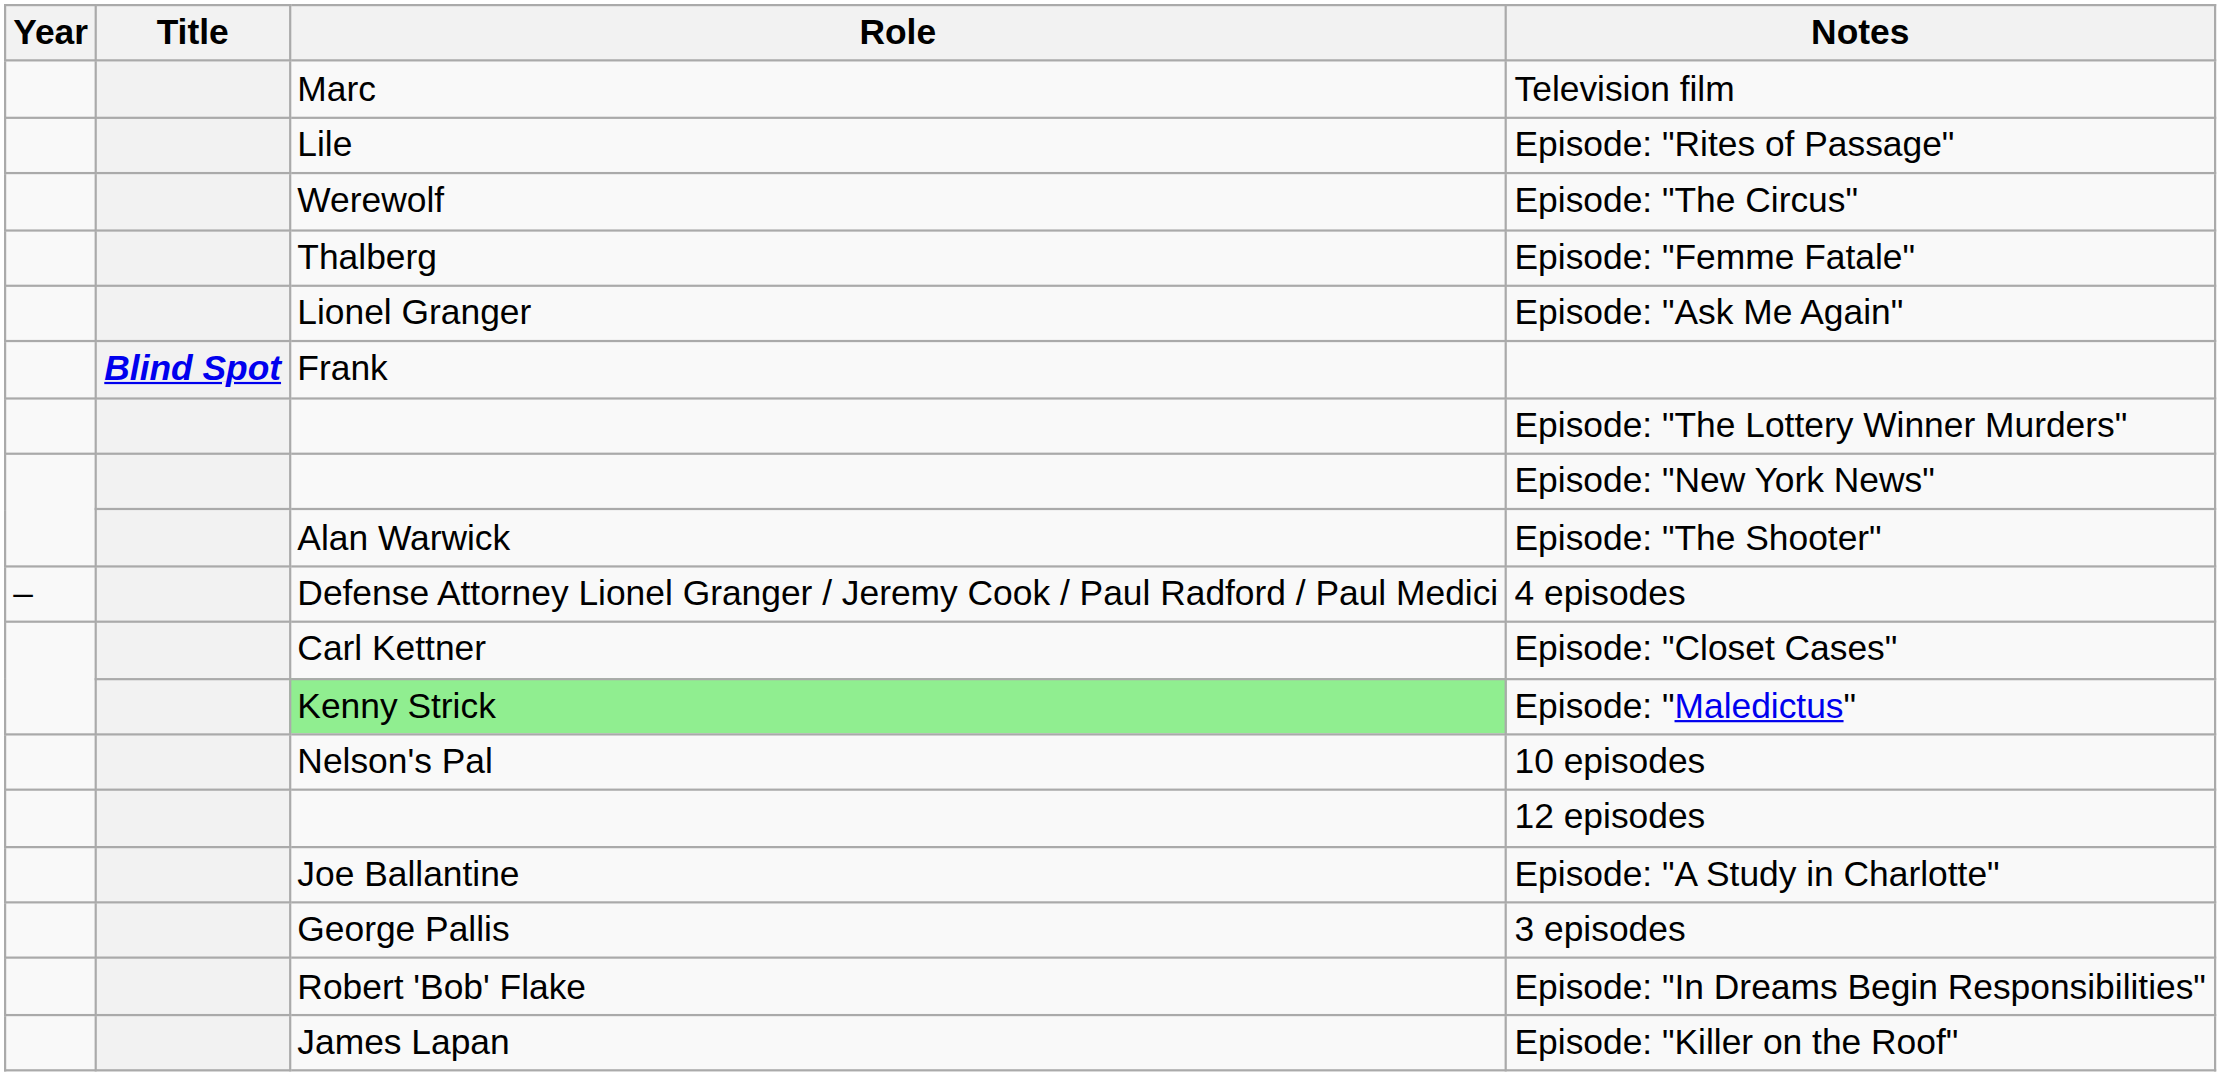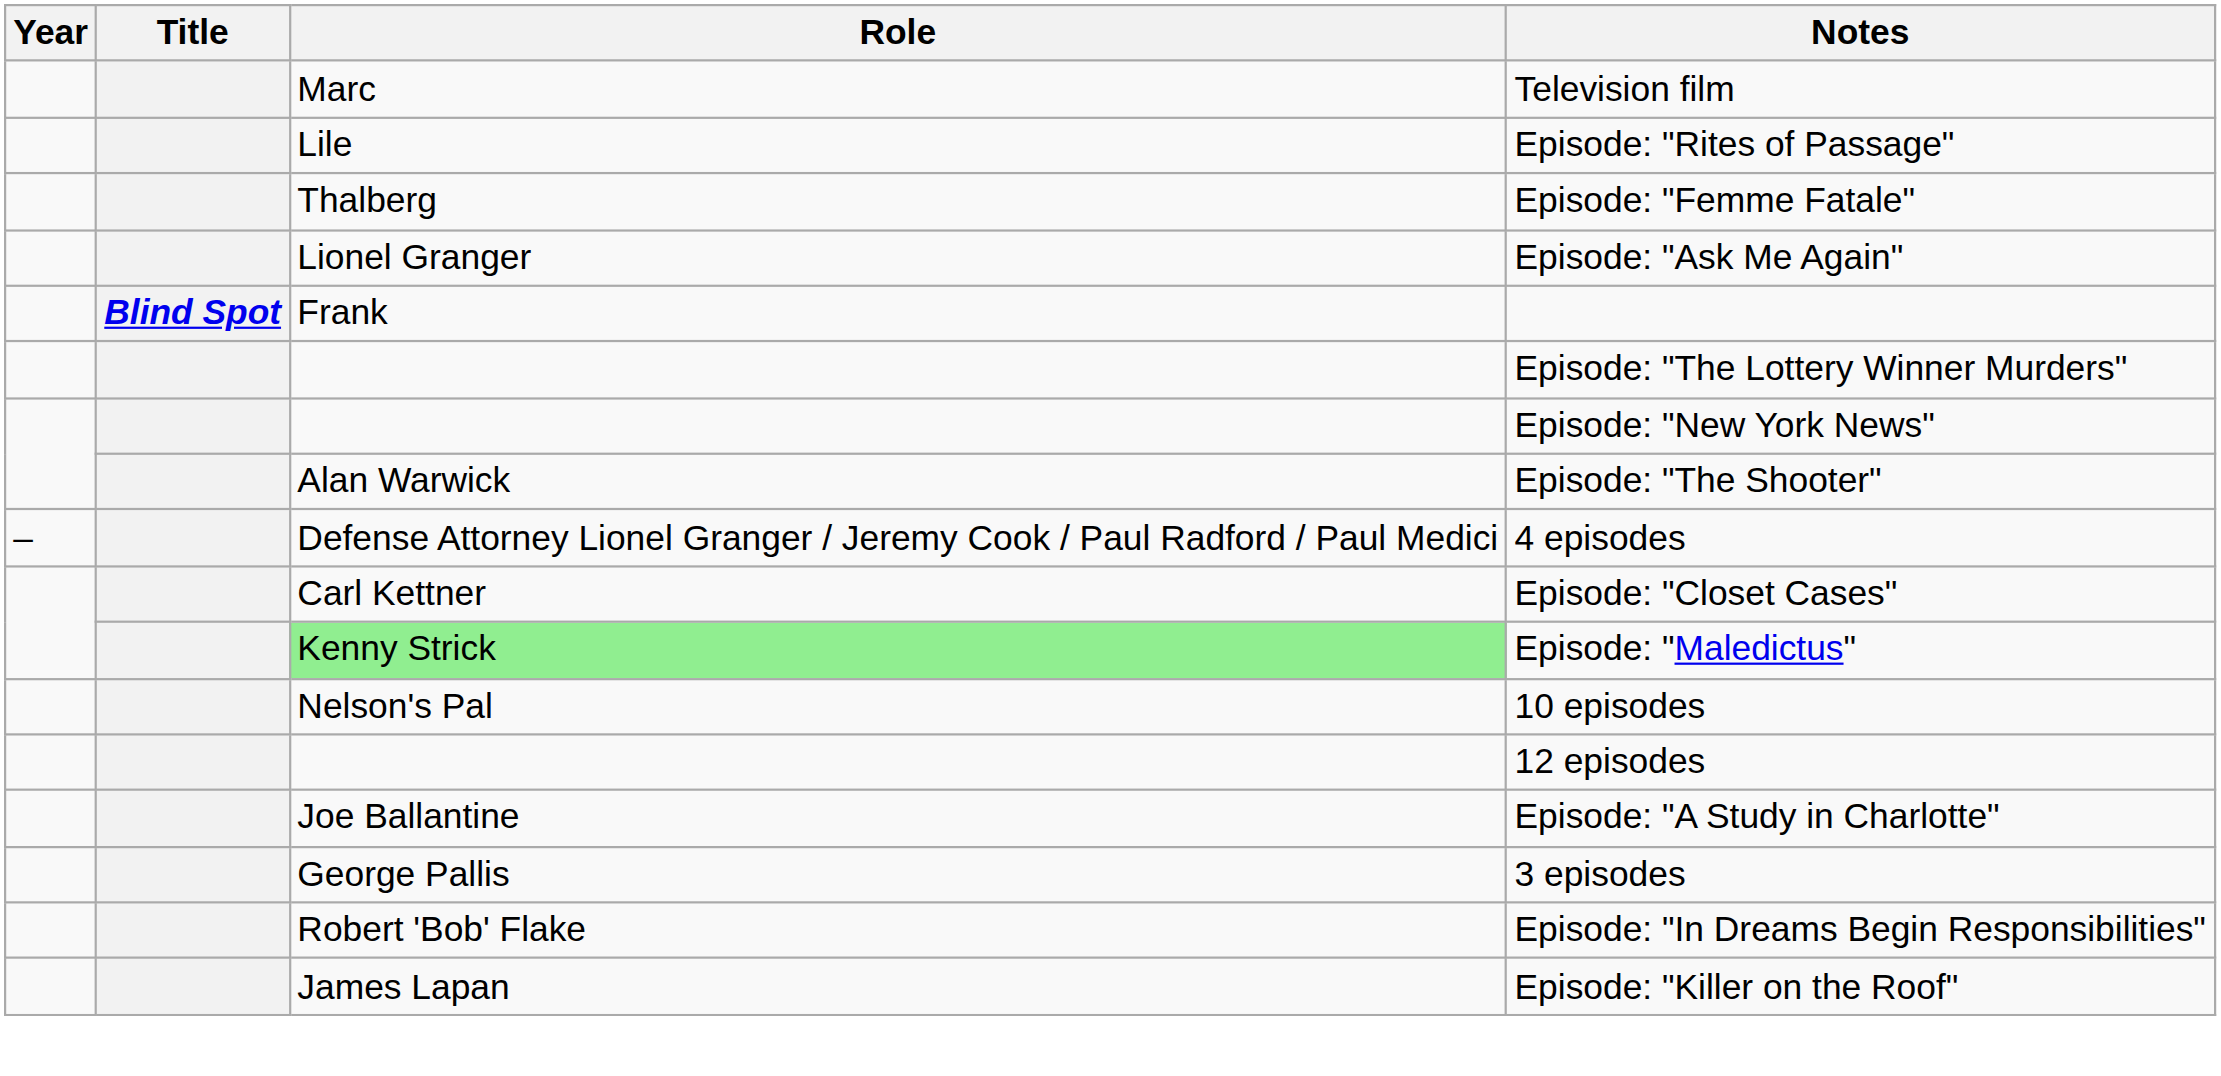- row: (1686, 200)
